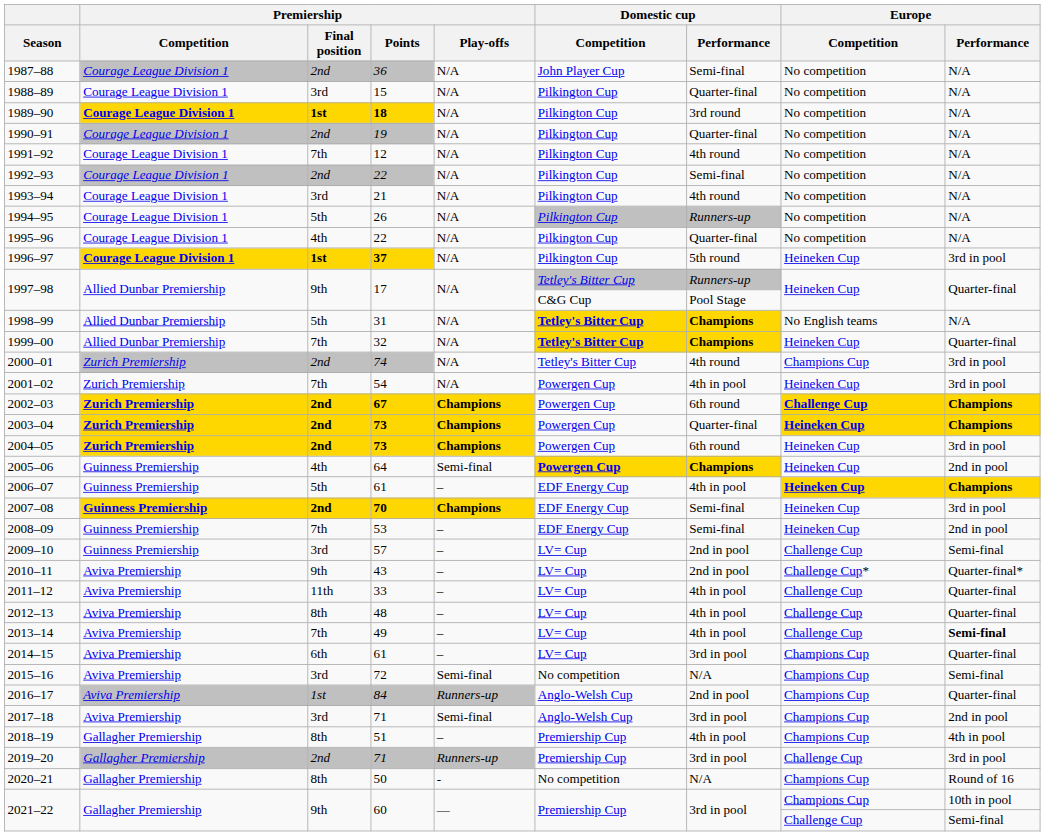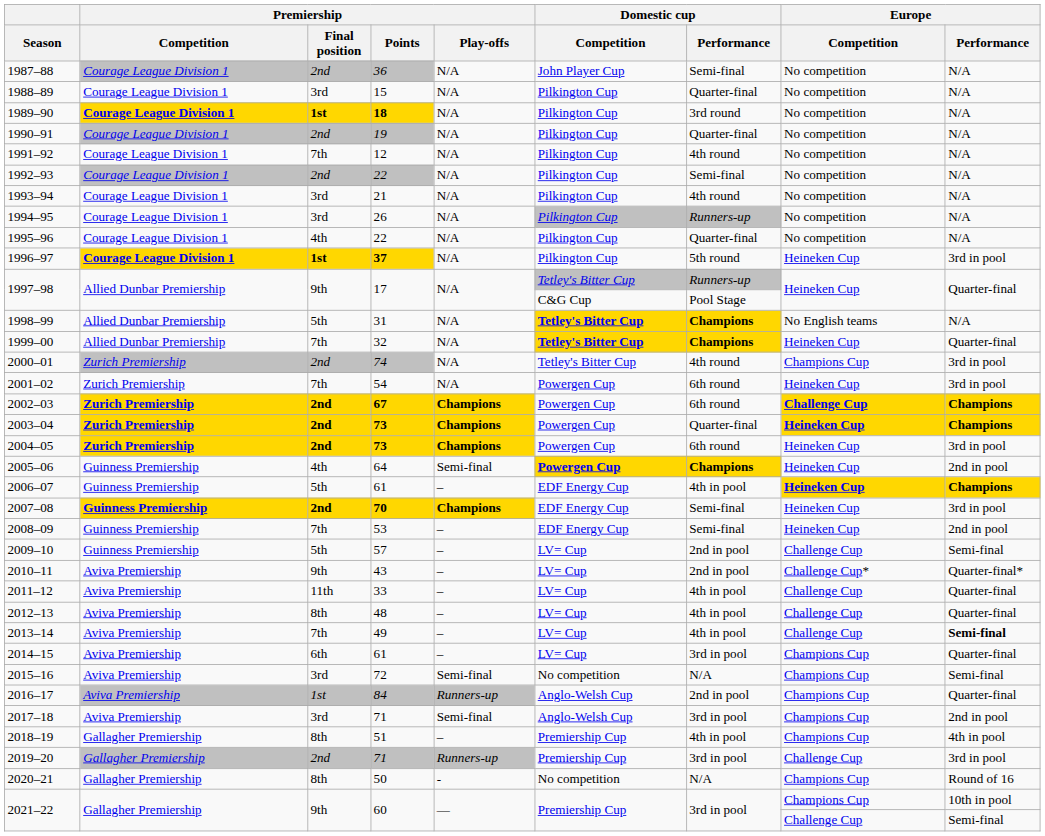(319, 216) 5th -> (319, 216) 3rd
(718, 383) 4th in pool -> (715, 383) 6th round
(319, 549) 3rd -> (319, 549) 5th
